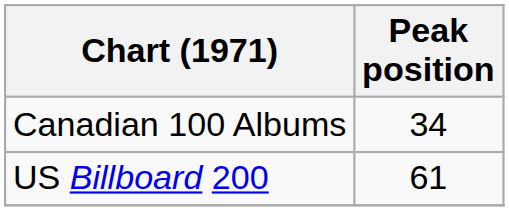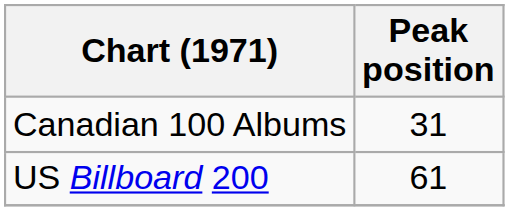(428, 123) 34 -> (428, 123) 31
